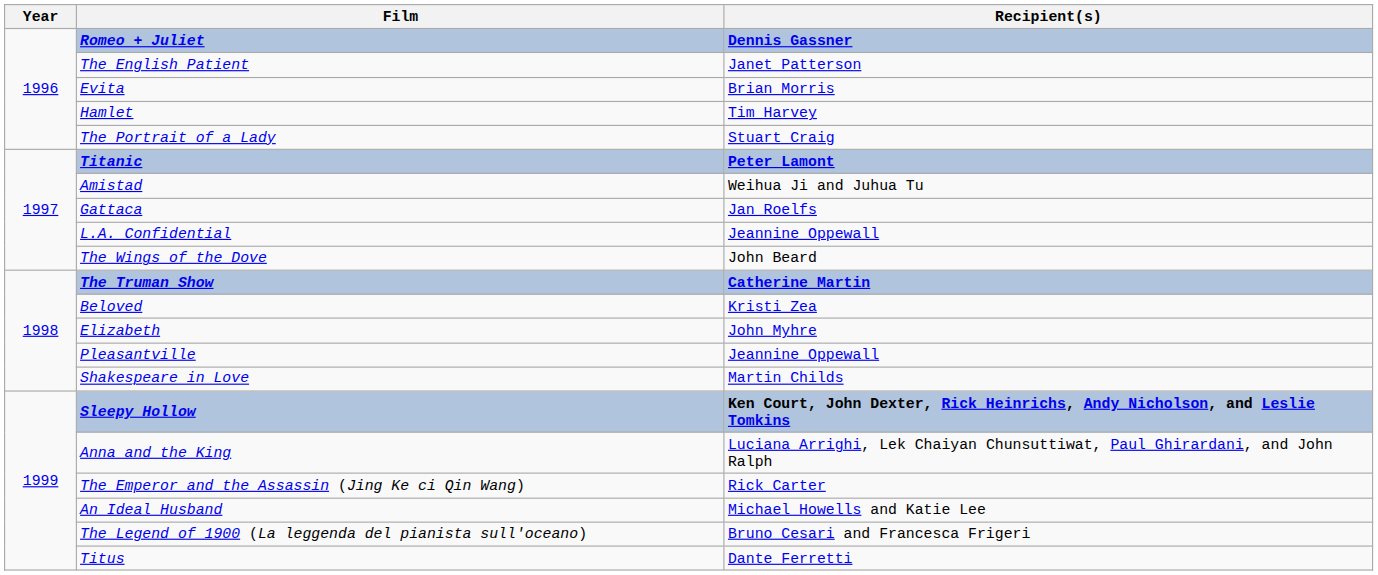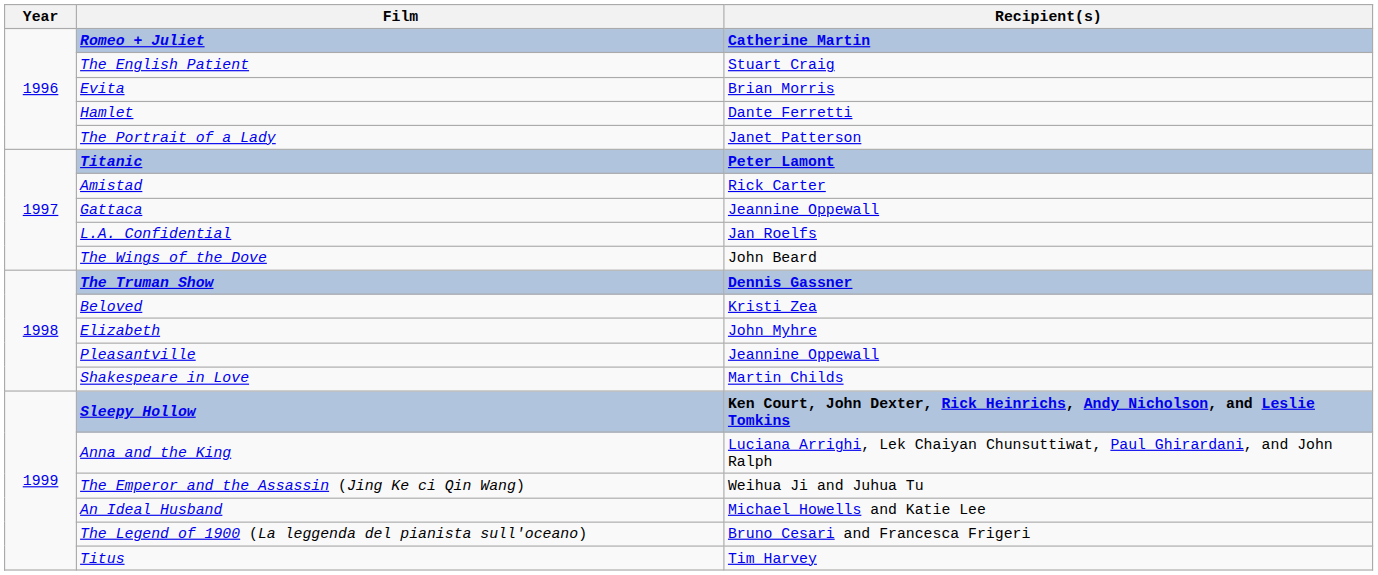(790, 41) Dennis Gassner -> (799, 41) Catherine Martin
(795, 65) Janet Patterson -> (781, 65) Stuart Craig
(772, 113) Tim Harvey -> (790, 113) Dante Ferretti
(781, 137) Stuart Craig -> (795, 137) Janet Patterson
(826, 186) Weihua Ji and Juhua Tu -> (777, 186) Rick Carter
(772, 210) Jan Roelfs -> (804, 210) Jeannine Oppewall
(804, 234) Jeannine Oppewall -> (772, 234) Jan Roelfs
(799, 282) Catherine Martin -> (790, 282) Dennis Gassner
(777, 486) Rick Carter -> (826, 486) Weihua Ji and Juhua Tu
(790, 558) Dante Ferretti -> (772, 558) Tim Harvey
